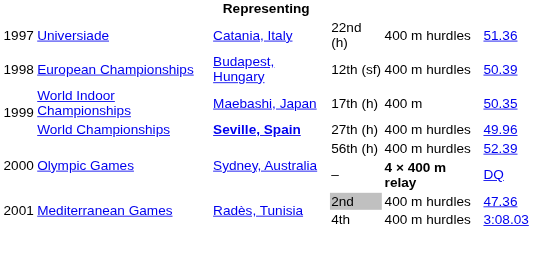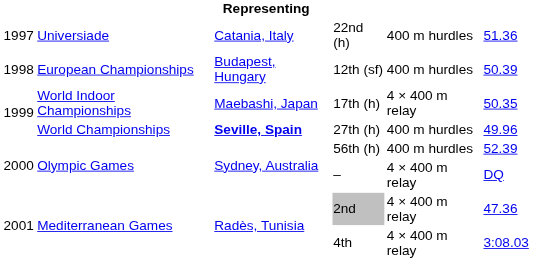(403, 103) 400 m -> (417, 103) 4 × 400 m relay
(415, 175) bold -> (417, 175) normal
(428, 201) 400 m hurdles -> (417, 209) 4 × 400 m relay
(428, 220) 400 m hurdles -> (417, 243) 4 × 400 m relay
